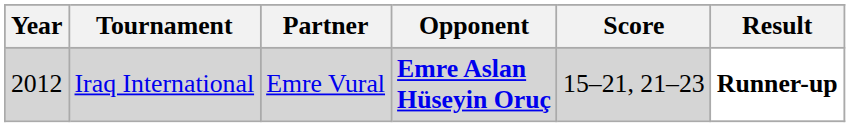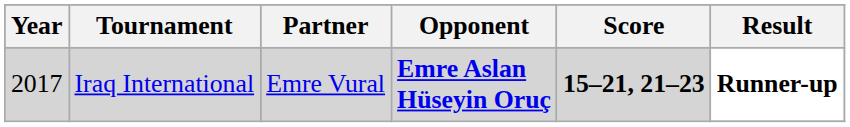(37, 83) 2012 -> (37, 83) 2017
(634, 83) normal -> (634, 83) bold
